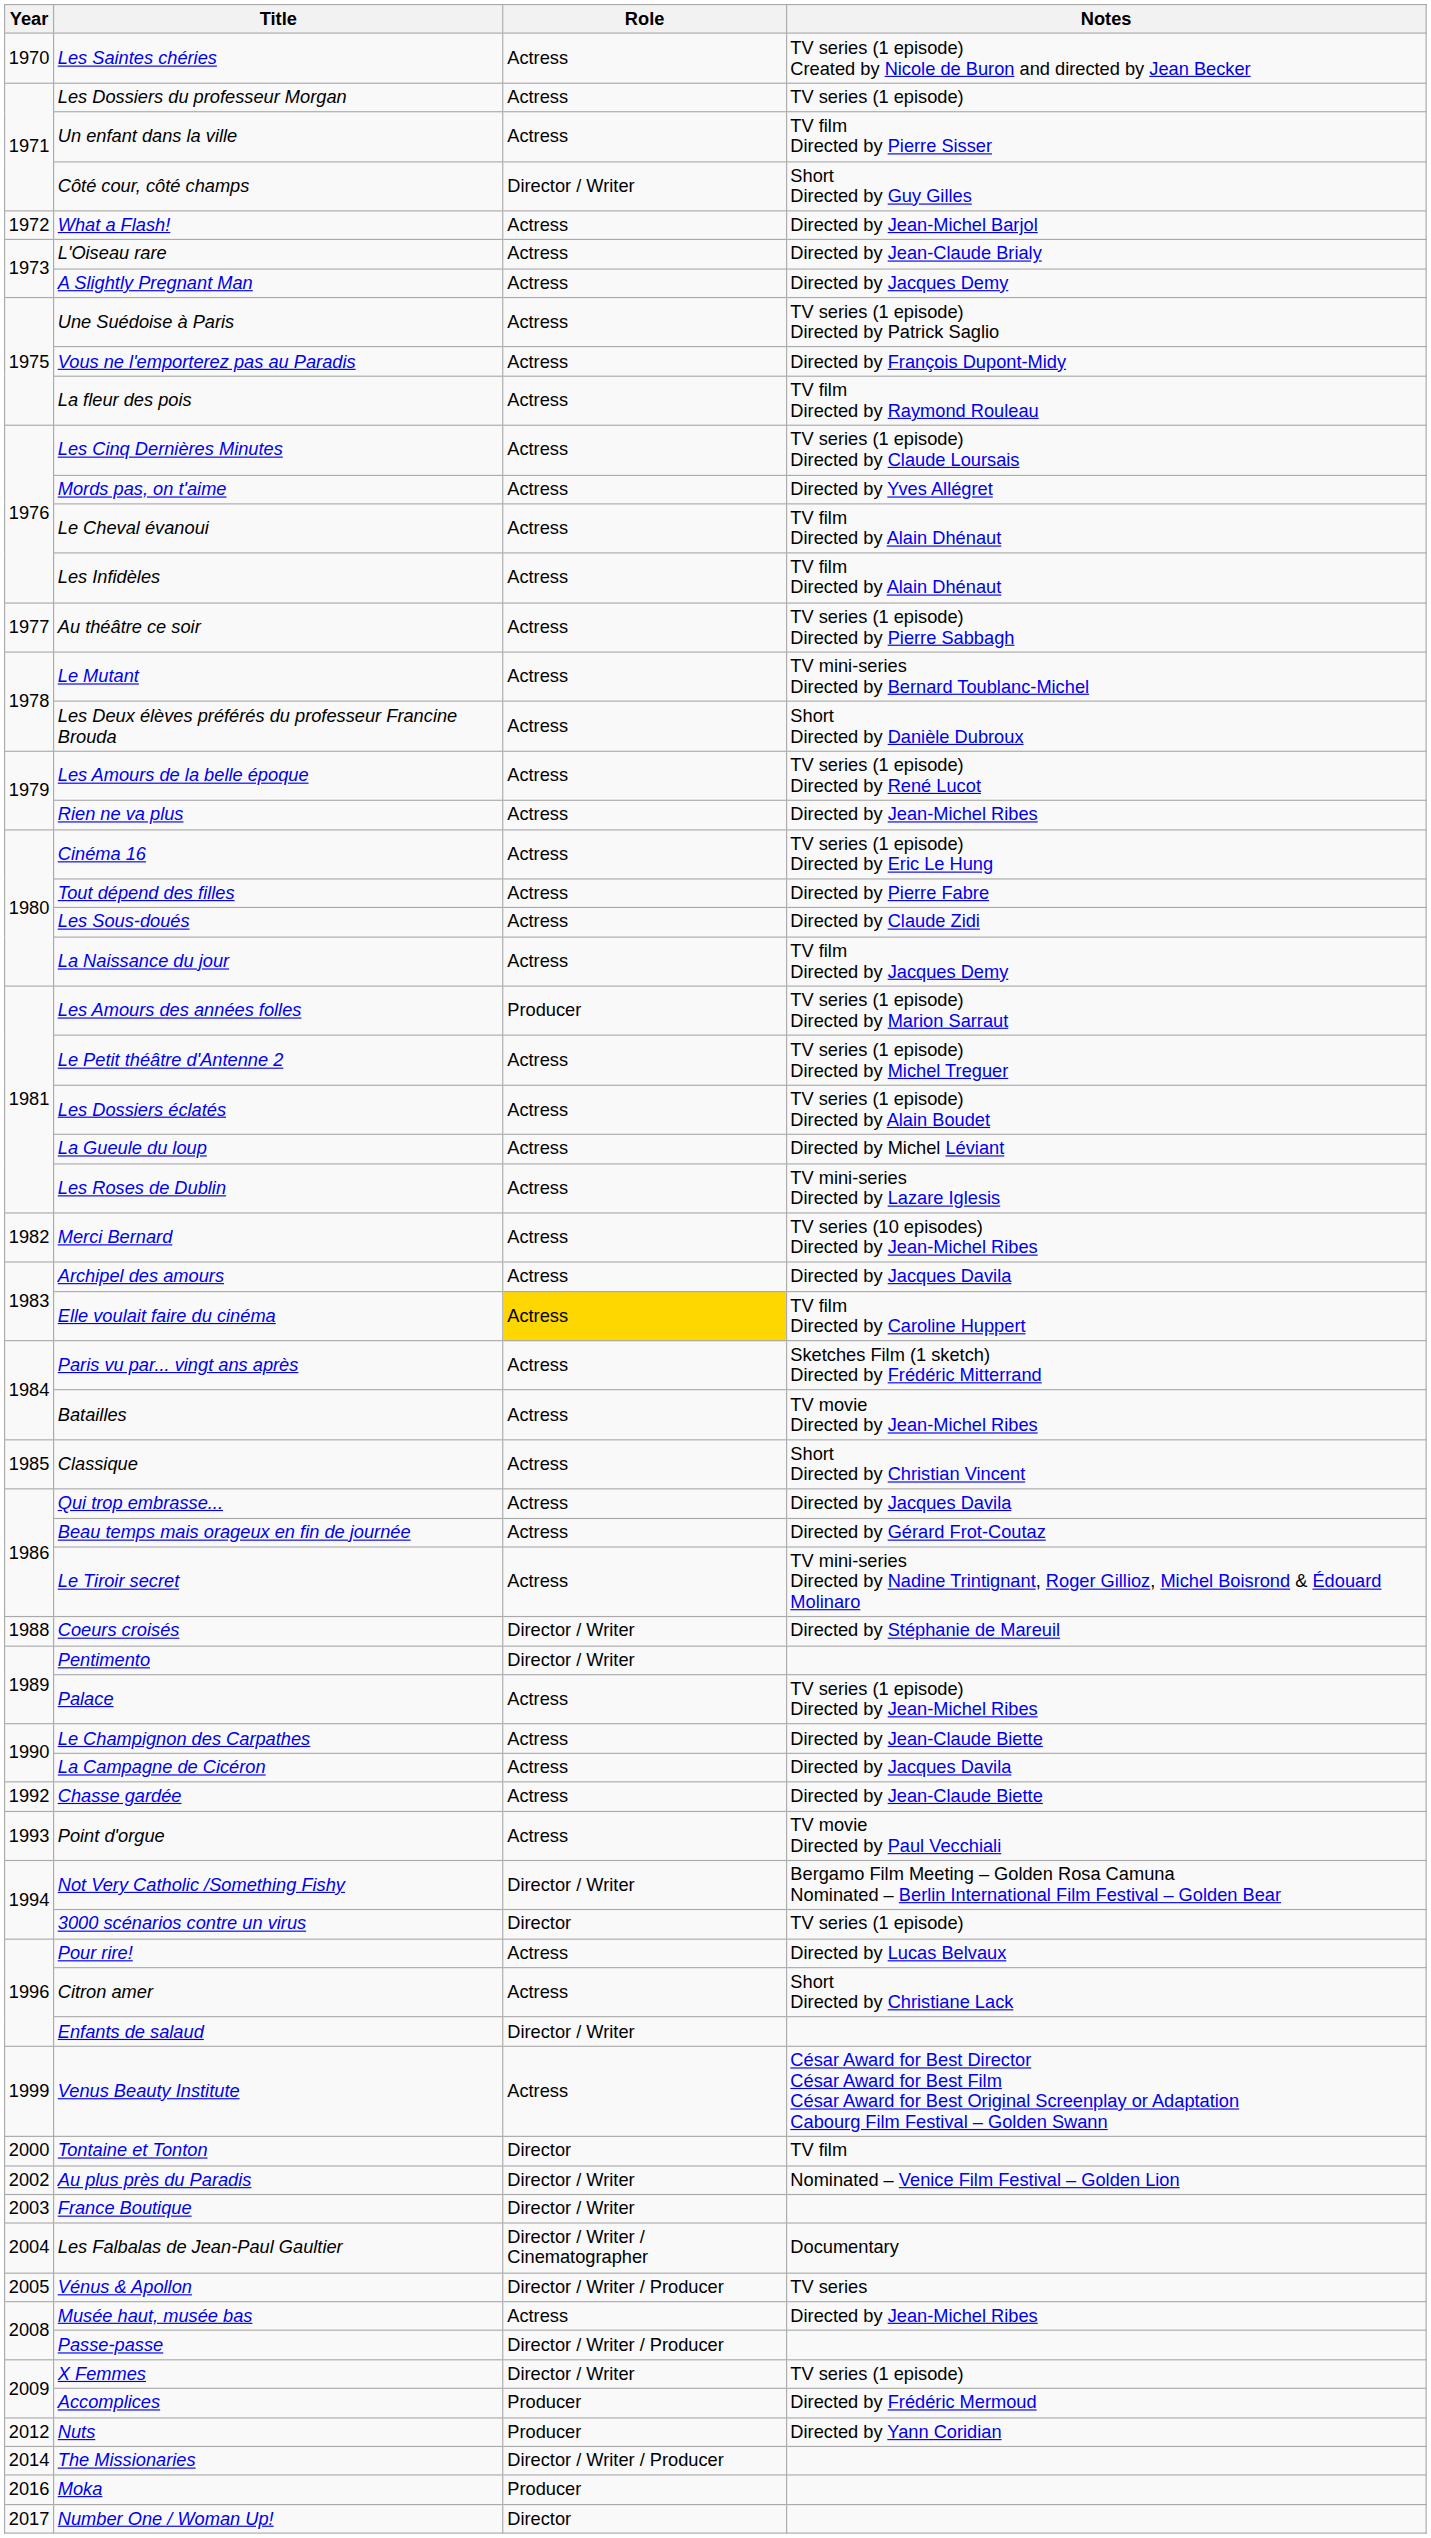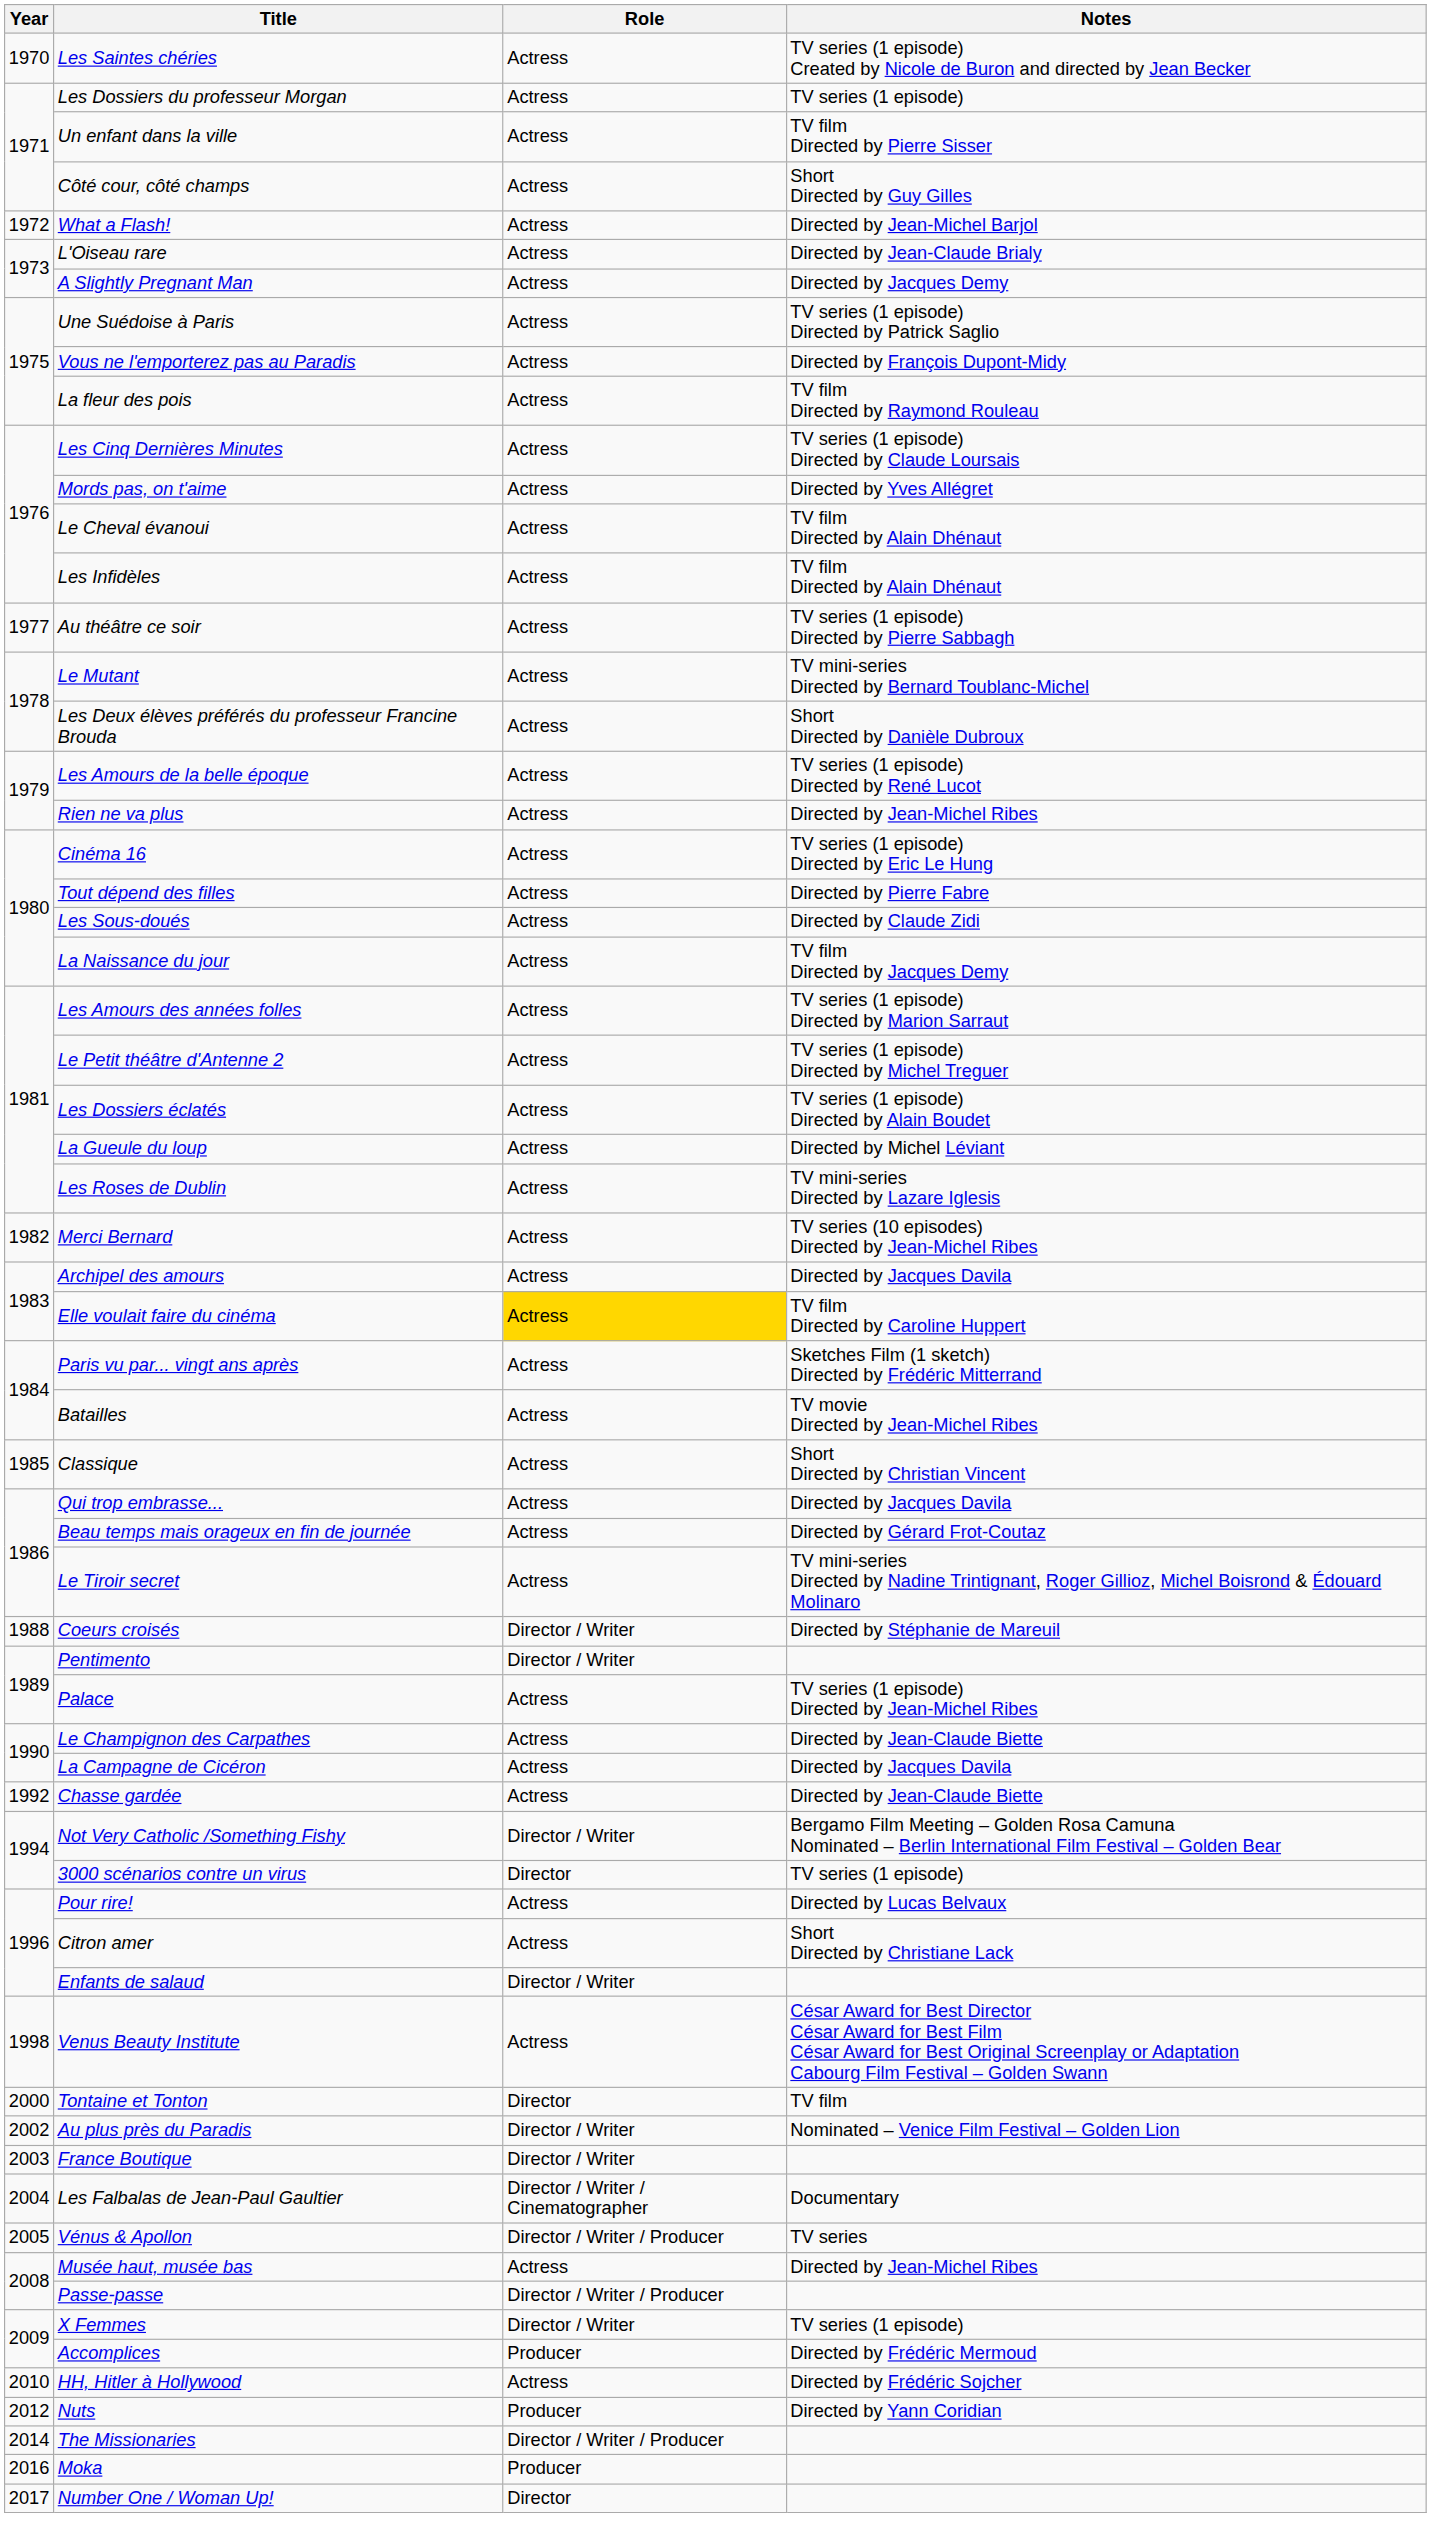(571, 185) Director / Writer -> (538, 185) Actress
(544, 1010) Producer -> (538, 1010) Actress
- row: (111, 1835)
(29, 2091) 1999 -> (29, 2041) 1998
+ row: (149, 2382)
